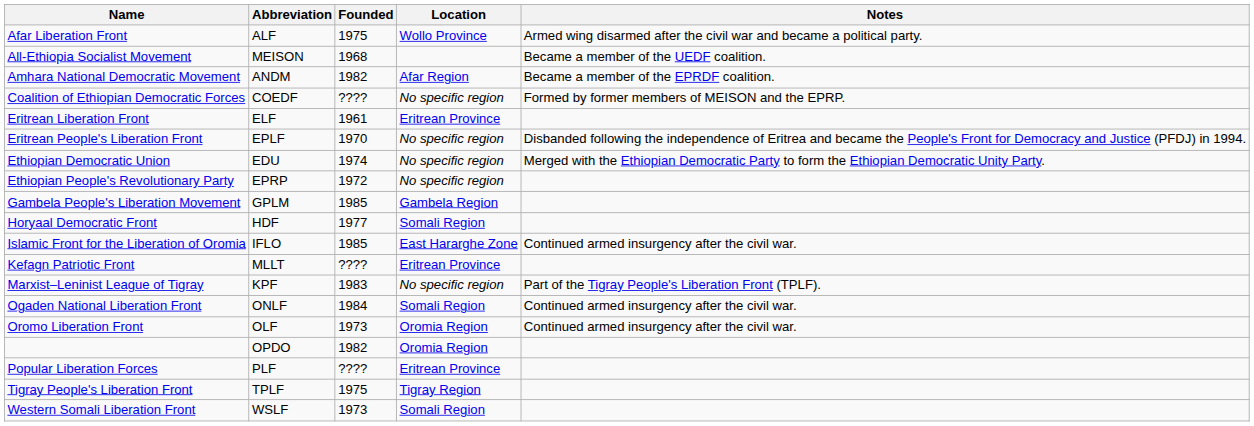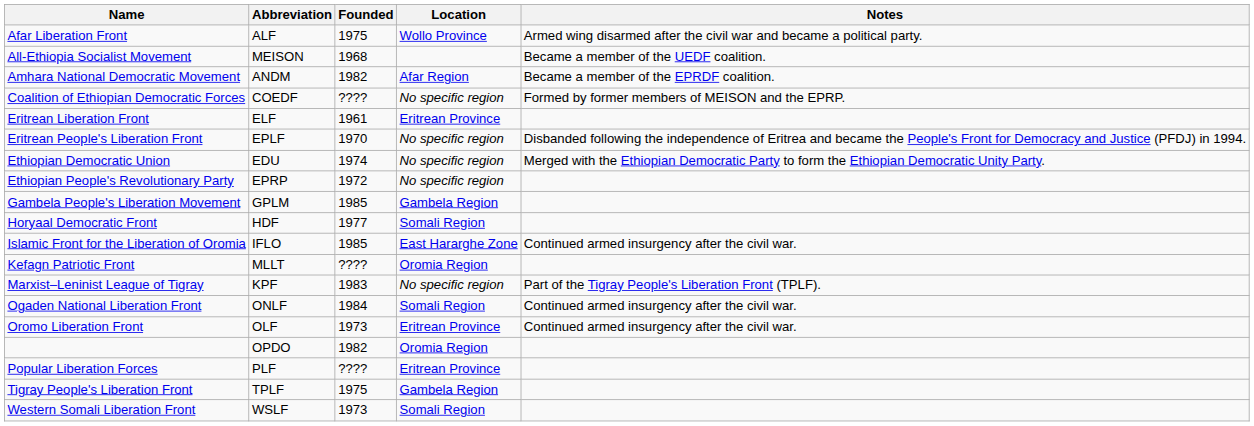(450, 264) Eritrean Province -> (444, 264) Oromia Region
(444, 327) Oromia Region -> (450, 327) Eritrean Province
(440, 389) Tigray Region -> (449, 389) Gambela Region
